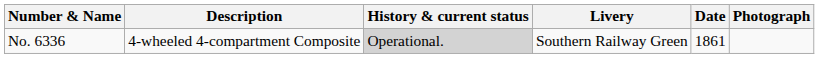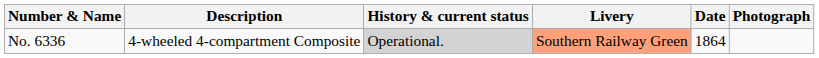(612, 41) no background -> (612, 41) lightsalmon background
(710, 41) 1861 -> (710, 41) 1864
